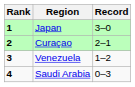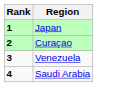- column: (112, 12)
